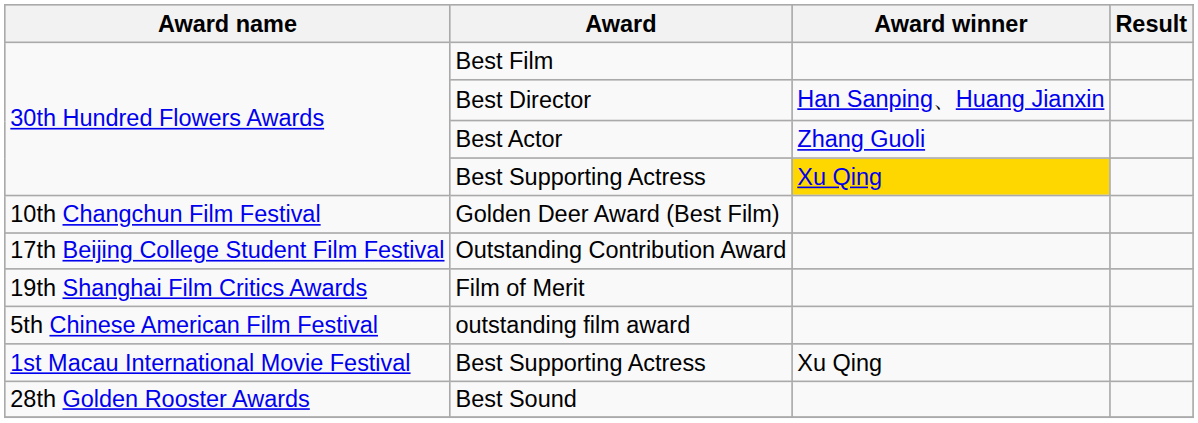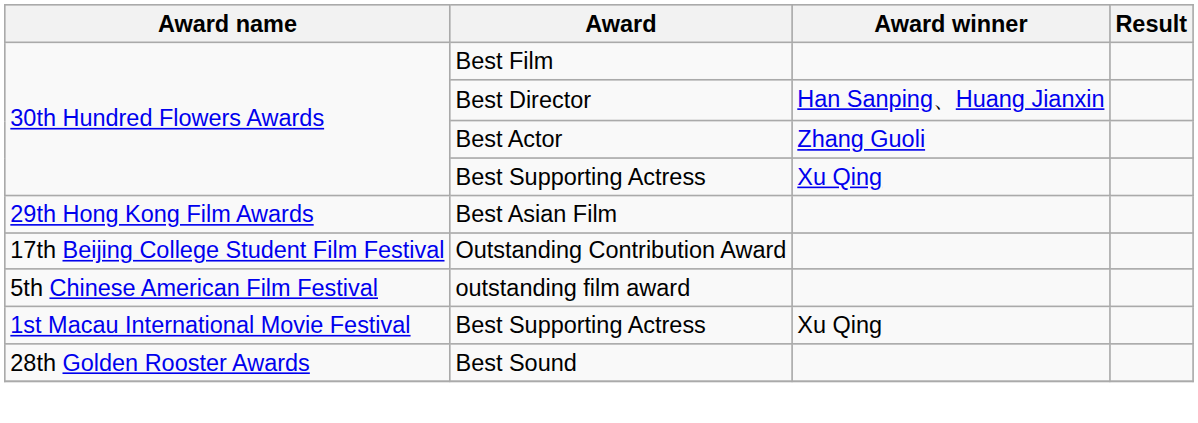(840, 177) gold background -> (840, 177) no background
+ row: (162, 214)
- row: (165, 214)
- row: (189, 288)
